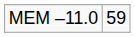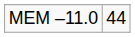(116, 18) 59 -> (116, 18) 44
